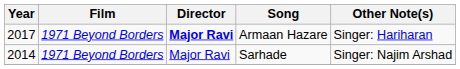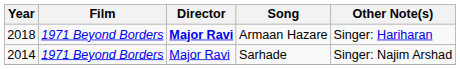(21, 34) 2017 -> (21, 34) 2018
